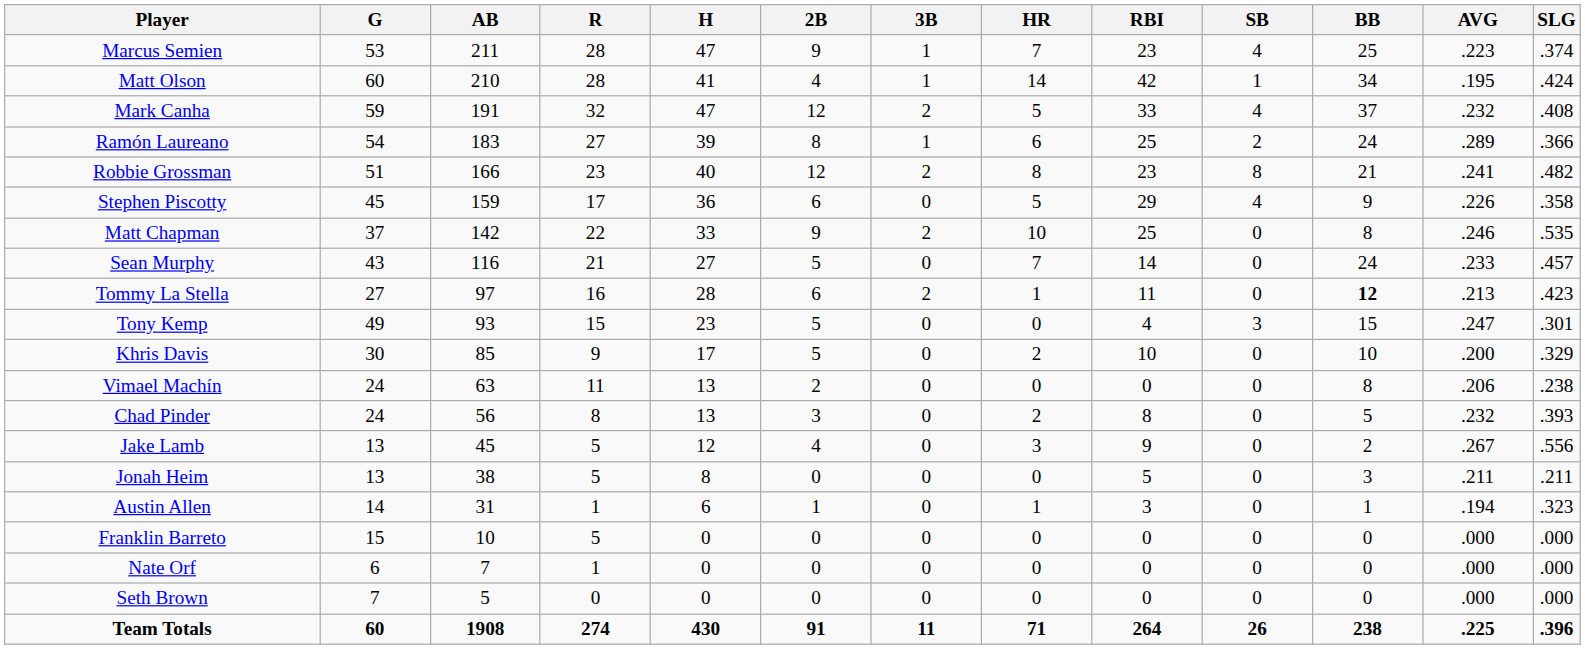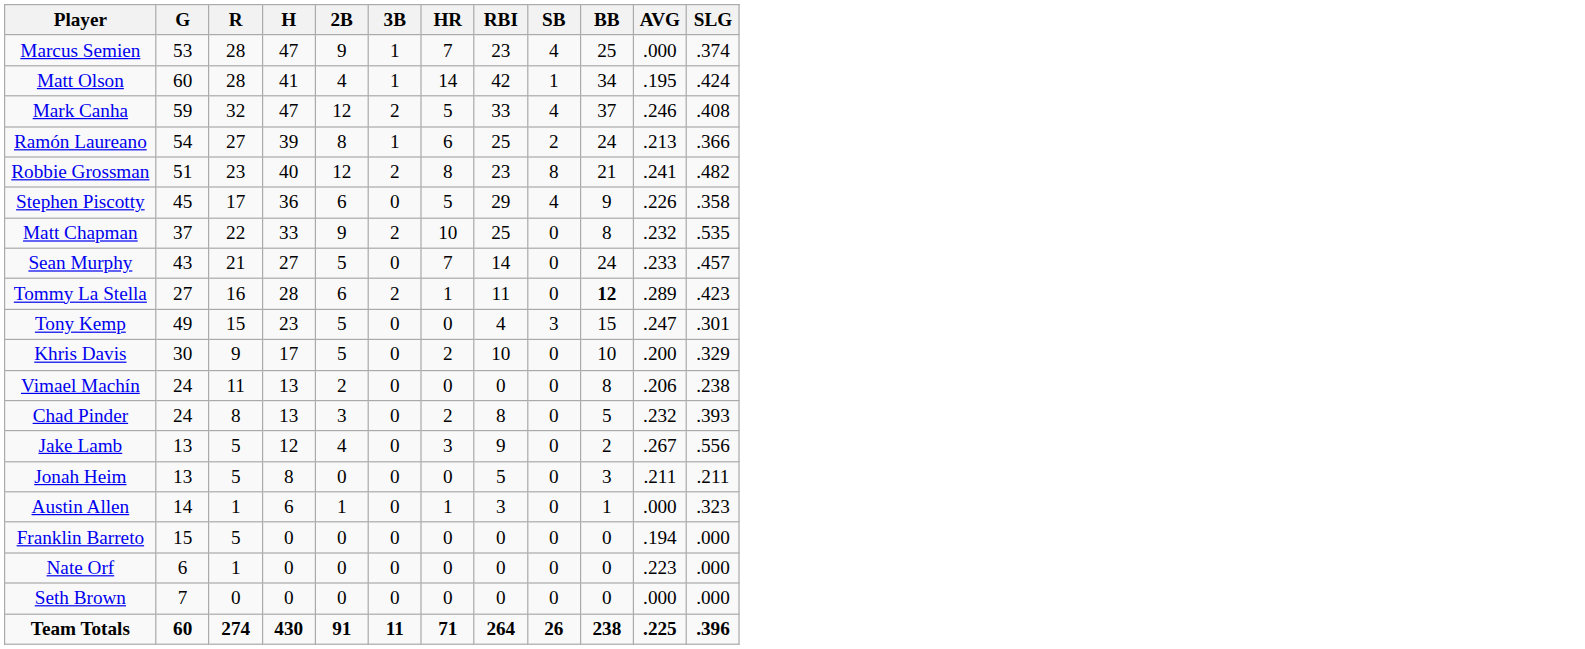- column: (485, 19)
(1478, 50) .223 -> (660, 50) .000
(1478, 111) .232 -> (660, 111) .246
(1478, 141) .289 -> (660, 141) .213
(1478, 232) .246 -> (660, 232) .232
(1478, 293) .213 -> (660, 293) .289
(1478, 506) .194 -> (660, 506) .000
(1478, 537) .000 -> (660, 537) .194
(1478, 567) .000 -> (660, 567) .223
